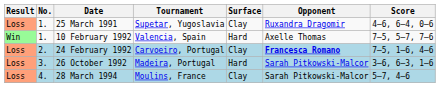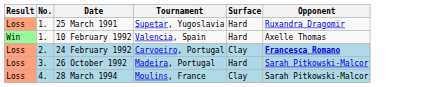- column: (403, 10)
(238, 23) Clay -> (238, 23) Hard
